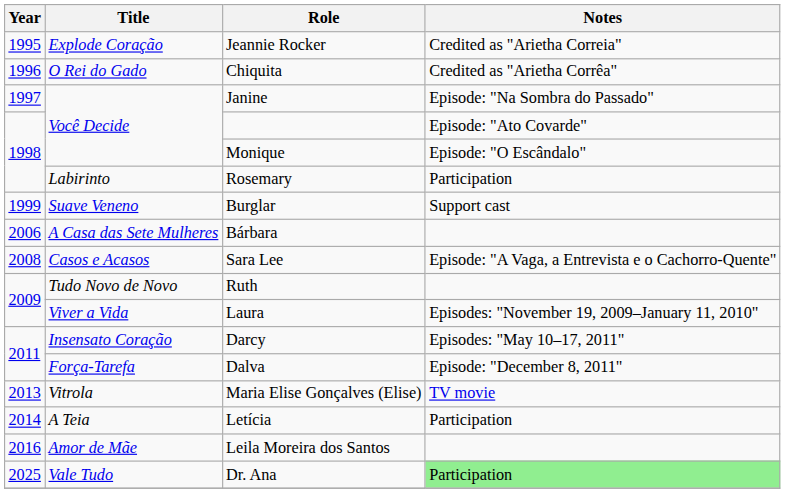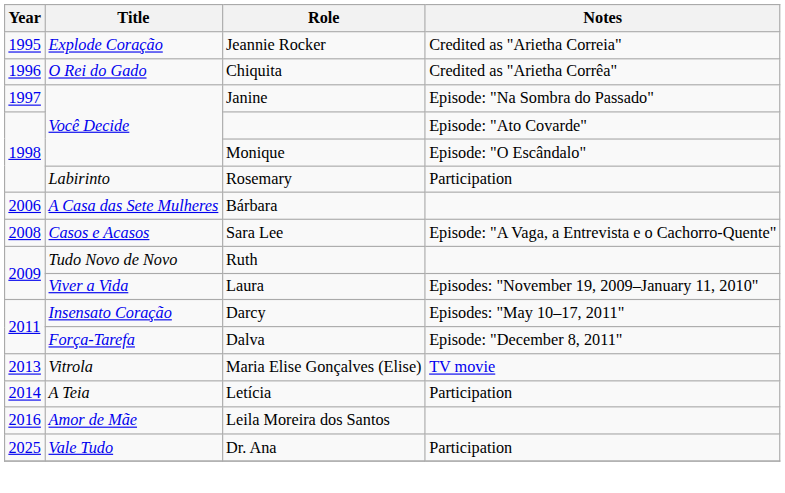- row: (93, 206)
(471, 474) lightgreen background -> (471, 447) no background
